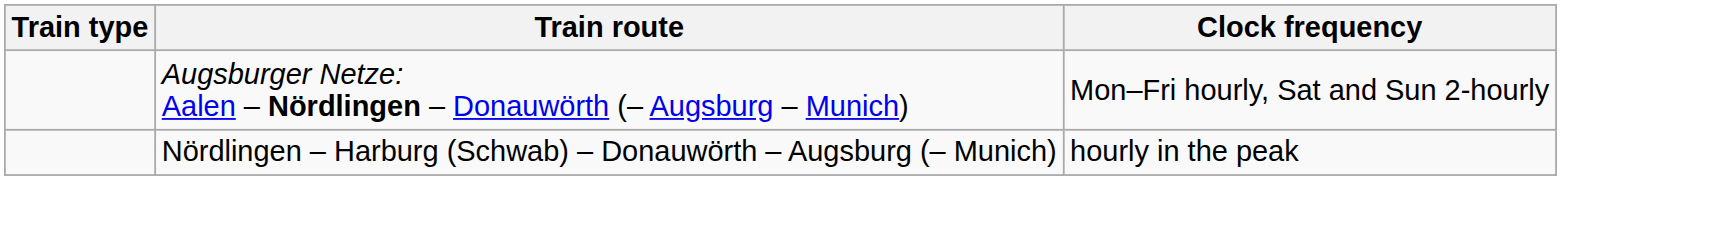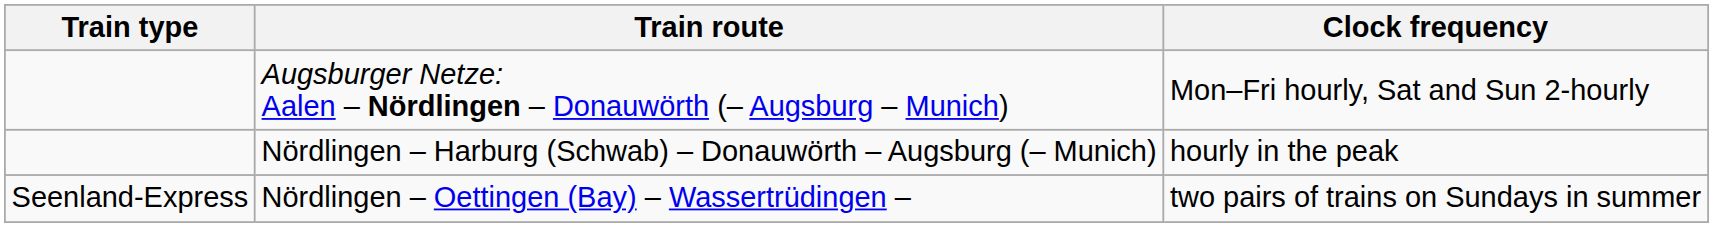+ row: (586, 197)
